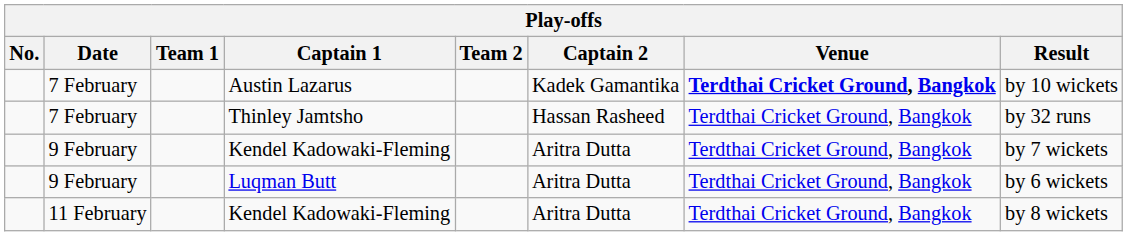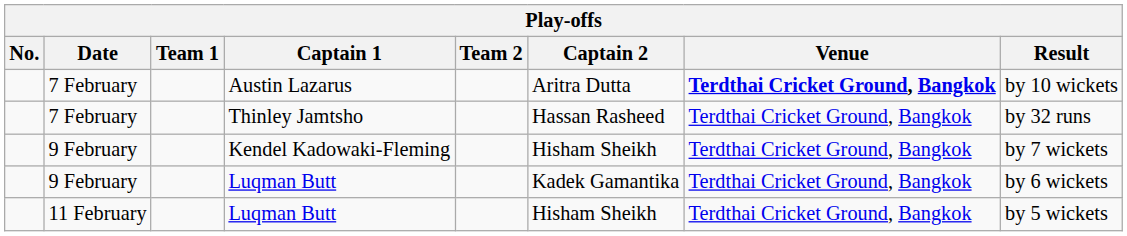(606, 85) Kadek Gamantika -> (581, 85) Aritra Dutta
(581, 149) Aritra Dutta -> (594, 149) Hisham Sheikh
(581, 181) Aritra Dutta -> (606, 181) Kadek Gamantika
- row: (98, 213)
+ row: (98, 213)
